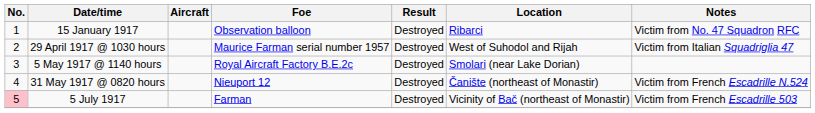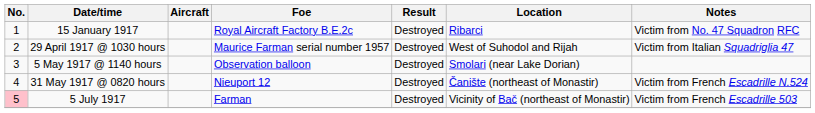(262, 30) Observation balloon -> (283, 30) Royal Aircraft Factory B.E.2c
(283, 64) Royal Aircraft Factory B.E.2c -> (262, 64) Observation balloon
